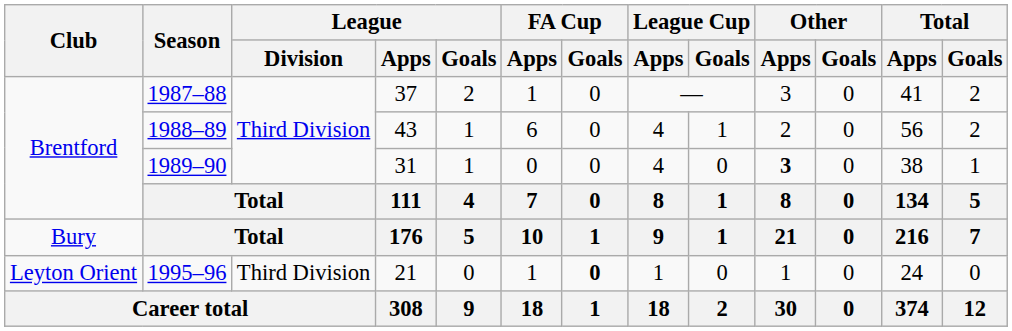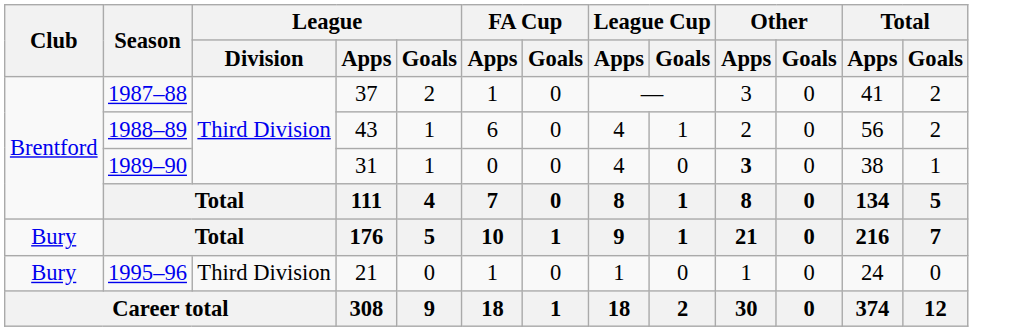(73, 272) Leyton Orient -> (54, 272) Bury
(595, 272) bold -> (556, 272) normal
